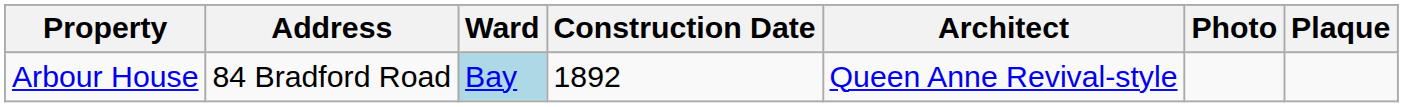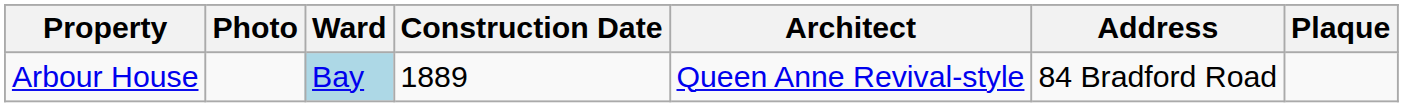columns swapped: (332, 28) <-> (1234, 28)
(587, 76) 1892 -> (434, 76) 1889
